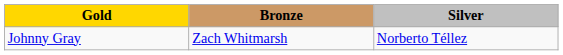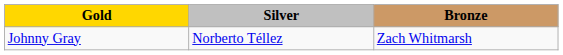columns swapped: (466, 15) <-> (281, 15)
